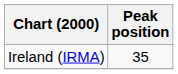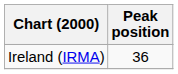(140, 56) 35 -> (140, 56) 36
